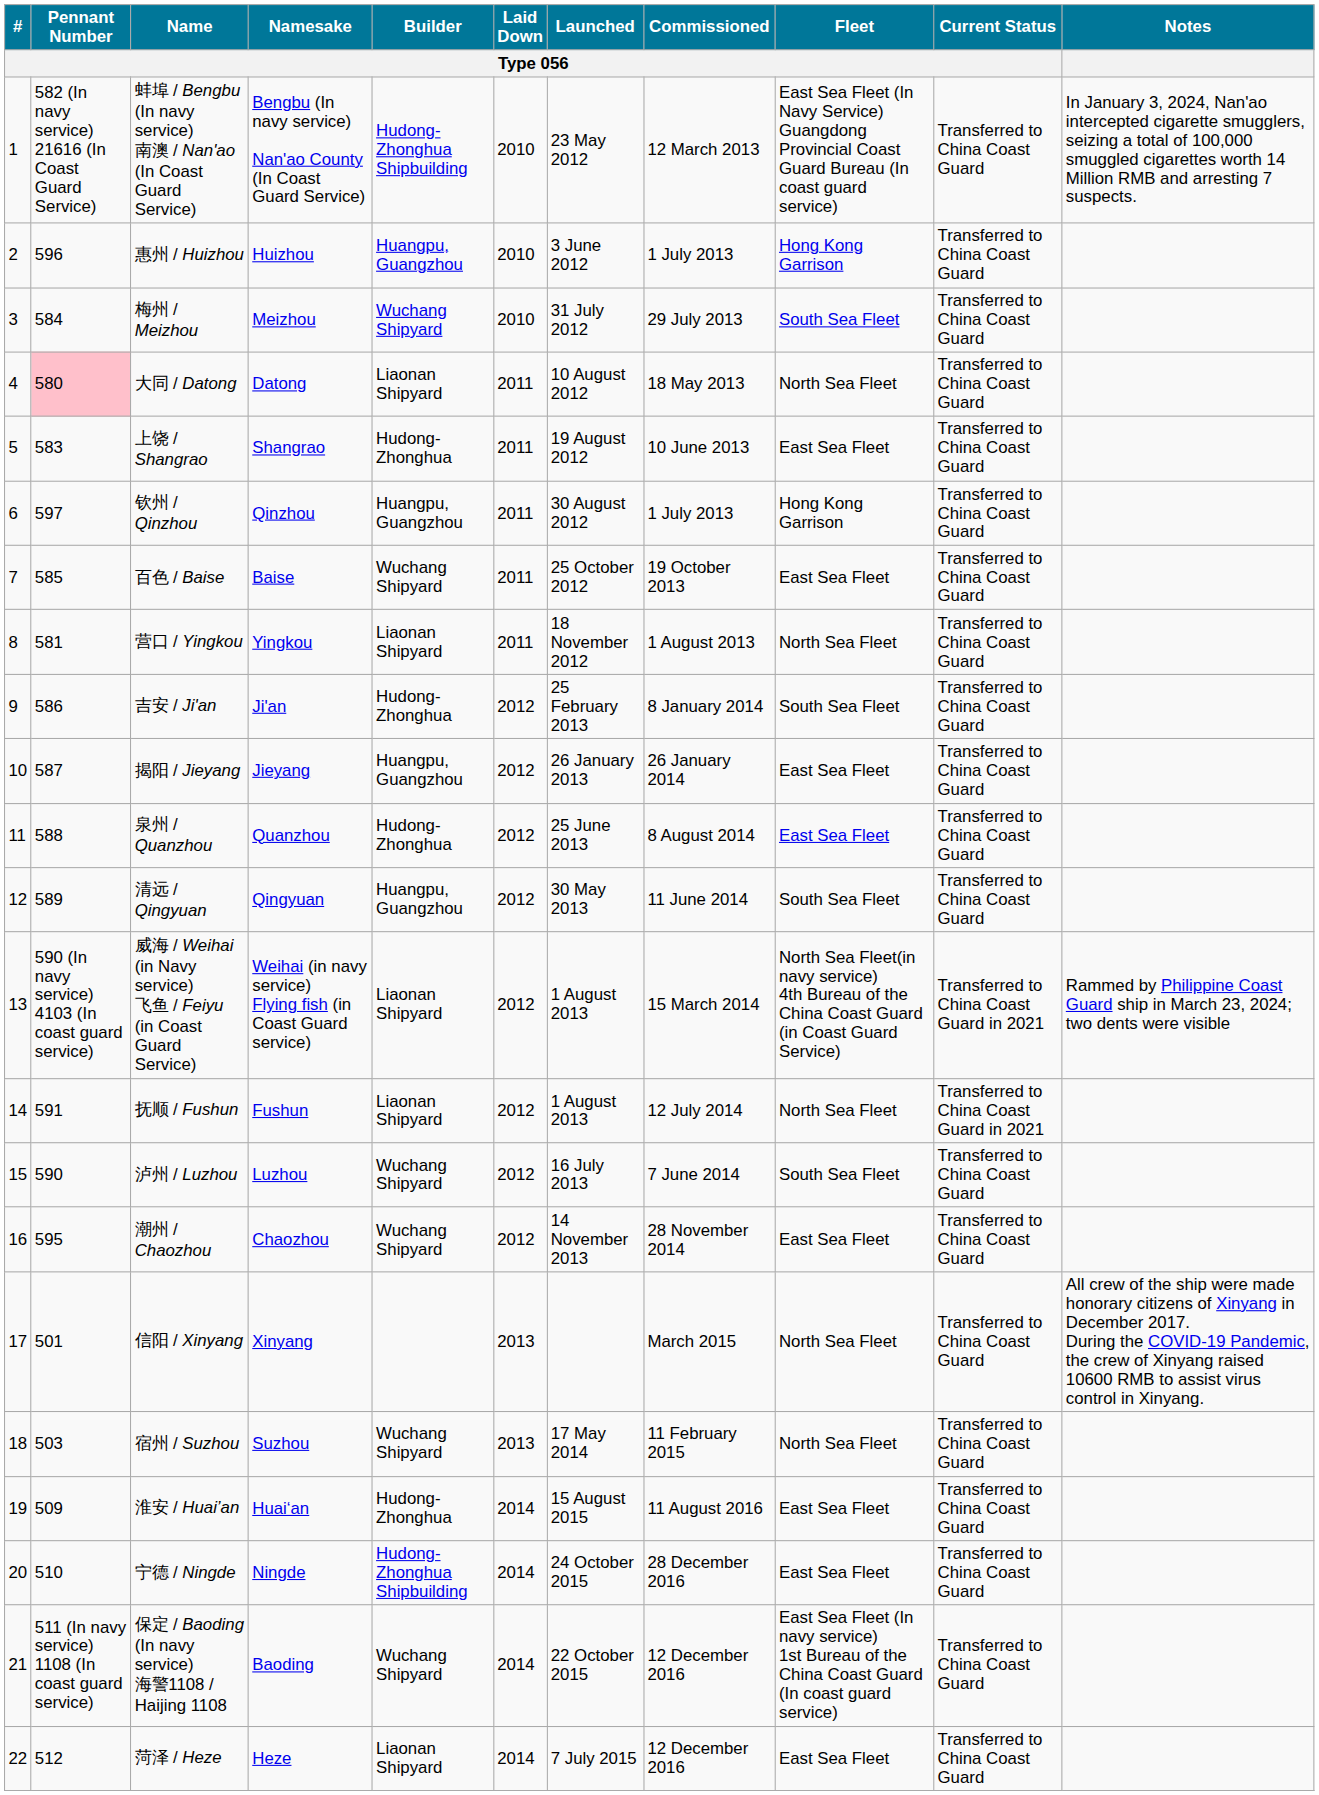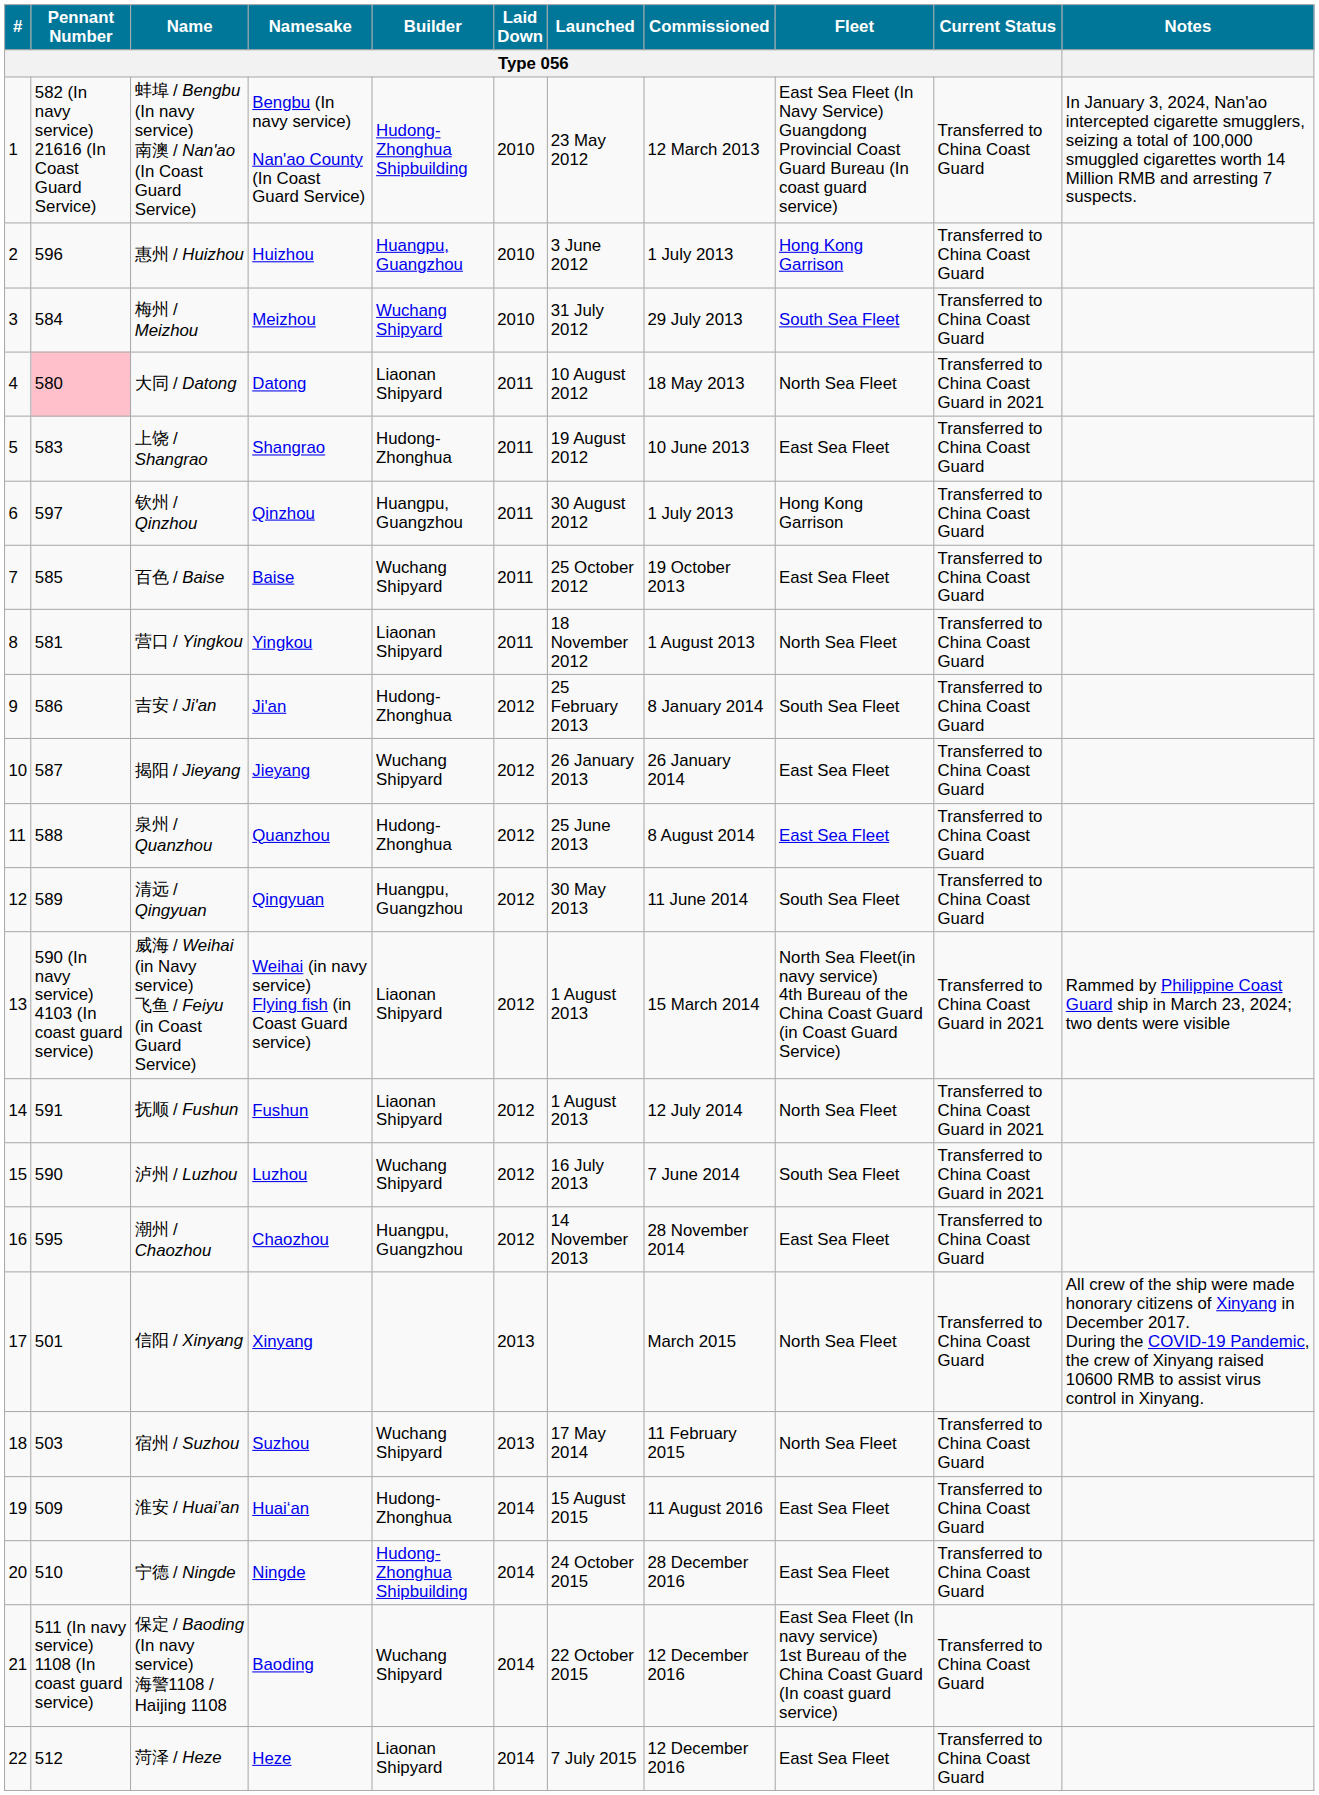(990, 384) Transferred to China Coast Guard -> (991, 384) Transferred to China Coast Guard in 2021
(420, 770) Huangpu, Guangzhou -> (411, 770) Wuchang Shipyard
(990, 1174) Transferred to China Coast Guard -> (991, 1174) Transferred to China Coast Guard in 2021
(411, 1239) Wuchang Shipyard -> (420, 1239) Huangpu, Guangzhou
